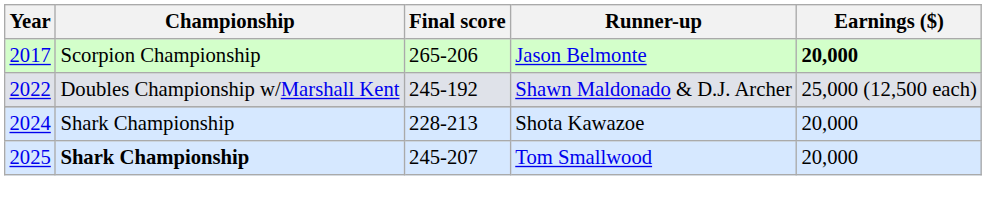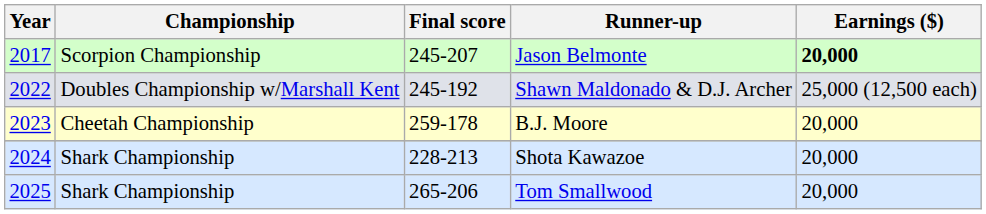(443, 55) 265-206 -> (443, 55) 245-207
+ row: (561, 123)
(155, 158) bold -> (147, 192) normal
(443, 158) 245-207 -> (443, 192) 265-206
